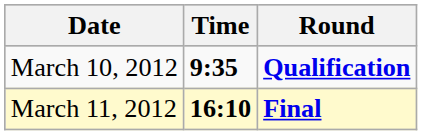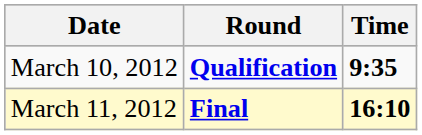columns swapped: (220, 25) <-> (337, 25)
